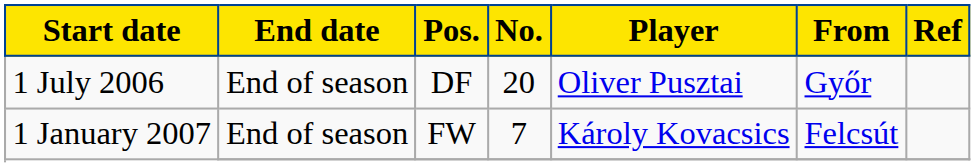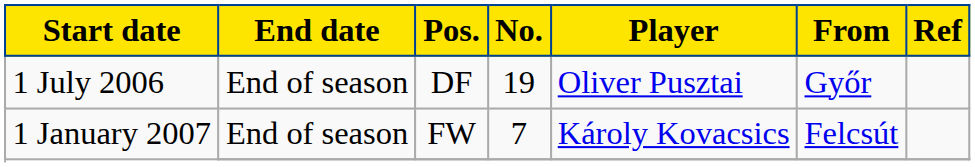(519, 81) 20 -> (519, 81) 19
